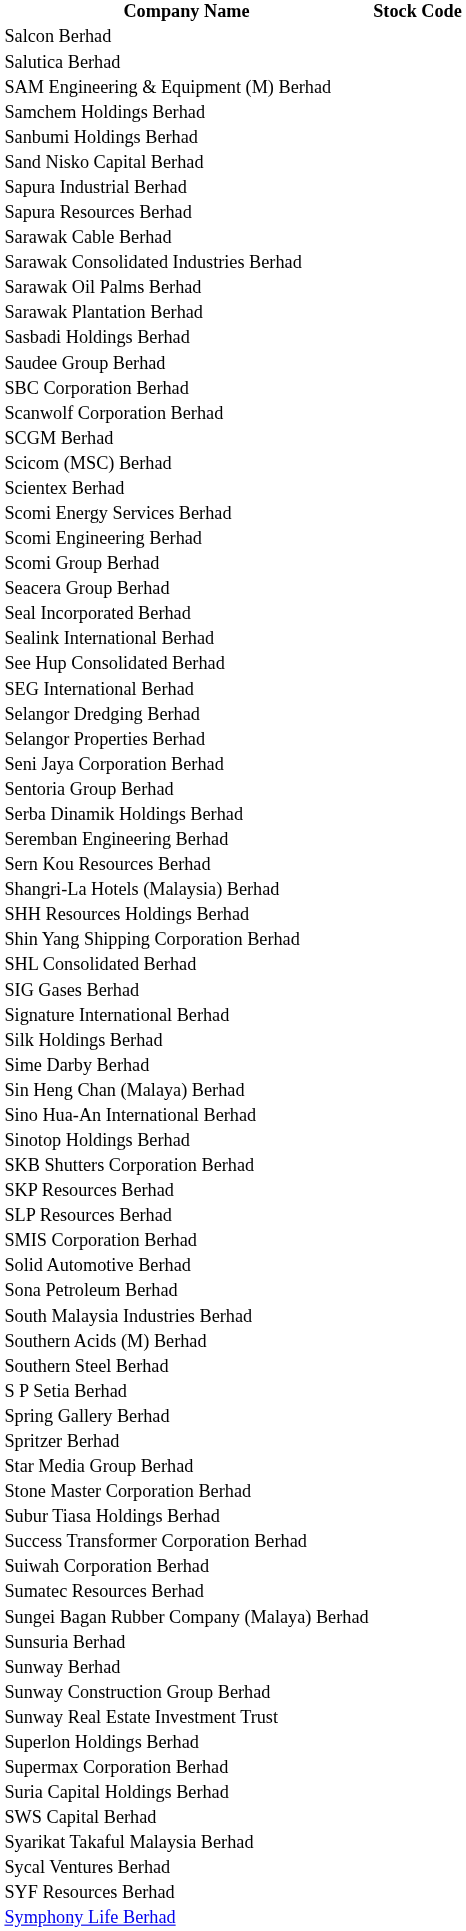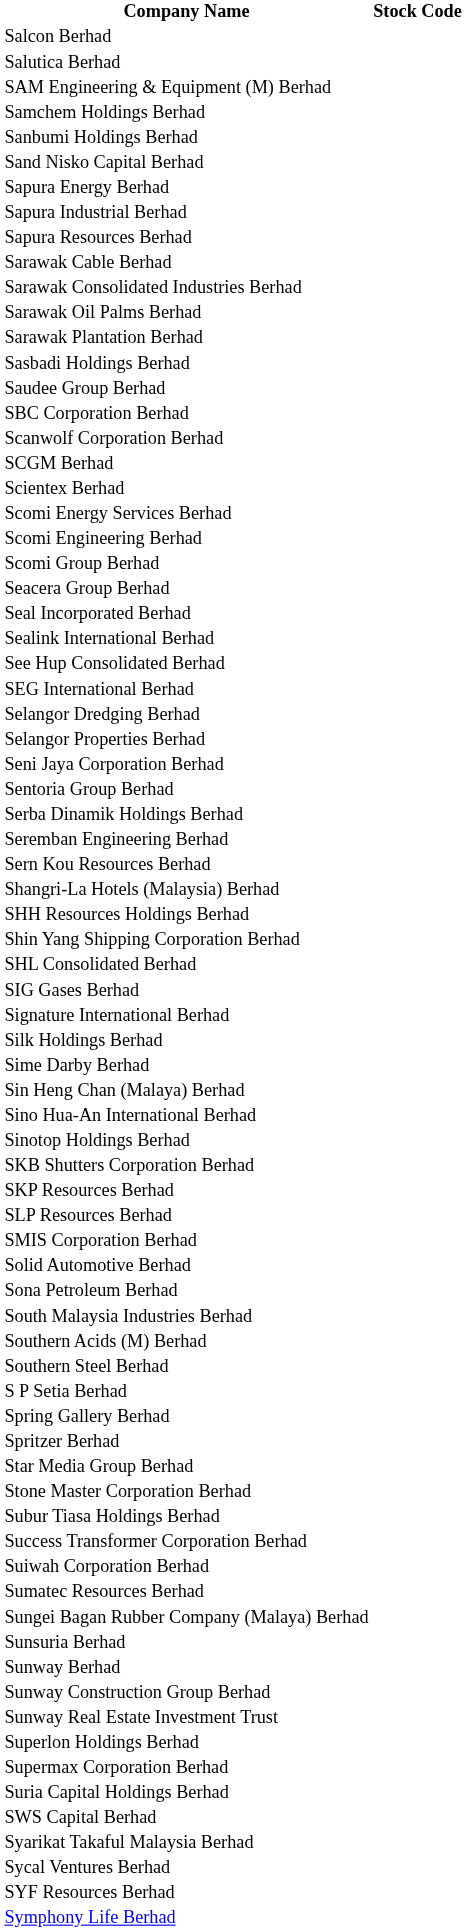+ row: (87, 187)
- row: (88, 463)
